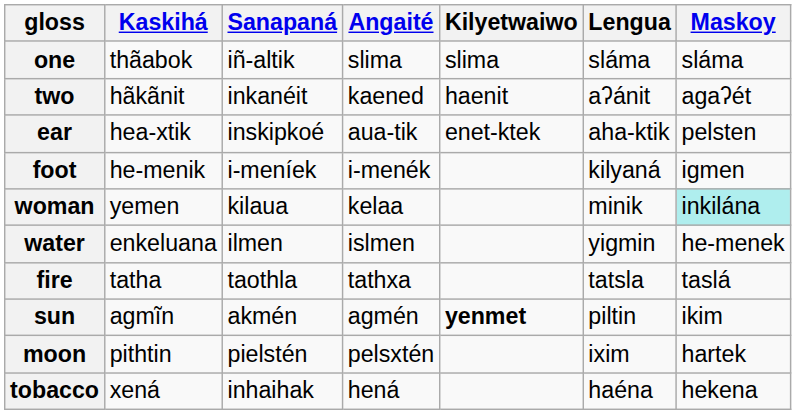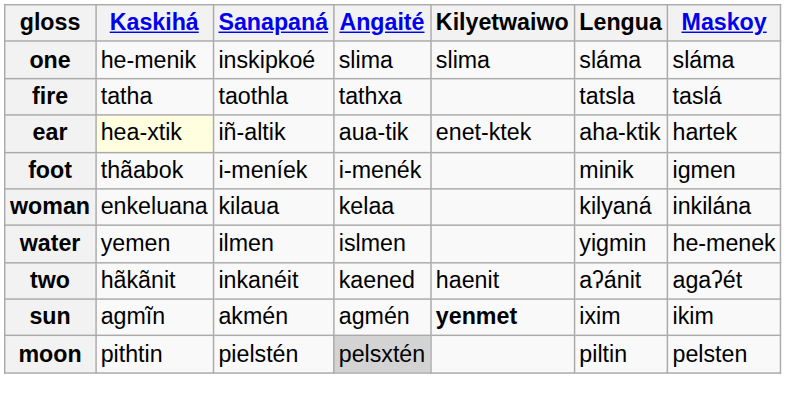(151, 59) thãabok -> (148, 59) he-menik
(261, 59) iñ-altik -> (267, 59) inskipkoé
rows swapped: (55, 96) <-> (55, 280)
(150, 133) no background -> (141, 133) lightyellow background
(276, 133) inskipkoé -> (252, 133) iñ-altik
(719, 133) pelsten -> (705, 133) hartek
(157, 170) he-menik -> (142, 170) thãabok
(624, 170) kilyaná -> (606, 170) minik
(145, 206) yemen -> (154, 206) enkeluana
(615, 206) minik -> (615, 206) kilyaná
(721, 206) paleturquoise background -> (712, 206) no background
(163, 243) enkeluana -> (136, 243) yemen
(612, 317) piltin -> (600, 317) ixim
(391, 354) no background -> (382, 354) lightgrey background
(609, 354) ixim -> (603, 354) piltin
(714, 354) hartek -> (710, 354) pelsten
- row: (55, 390)
